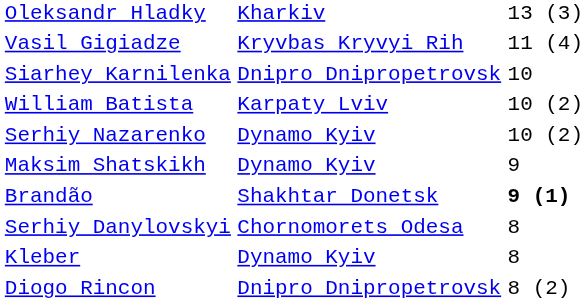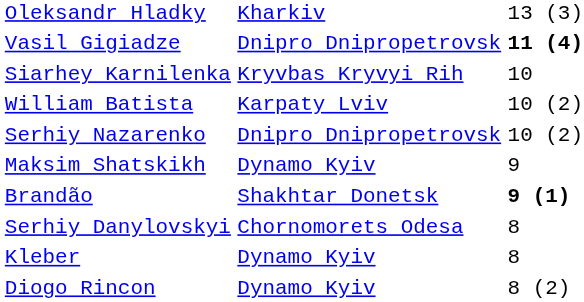(350, 43) Kryvbas Kryvyi Rih -> (369, 43) Dnipro Dnipropetrovsk
(545, 43) normal -> (545, 43) bold
(369, 74) Dnipro Dnipropetrovsk -> (350, 74) Kryvbas Kryvyi Rih
(306, 135) Dynamo Kyiv -> (369, 135) Dnipro Dnipropetrovsk
(369, 288) Dnipro Dnipropetrovsk -> (306, 288) Dynamo Kyiv
